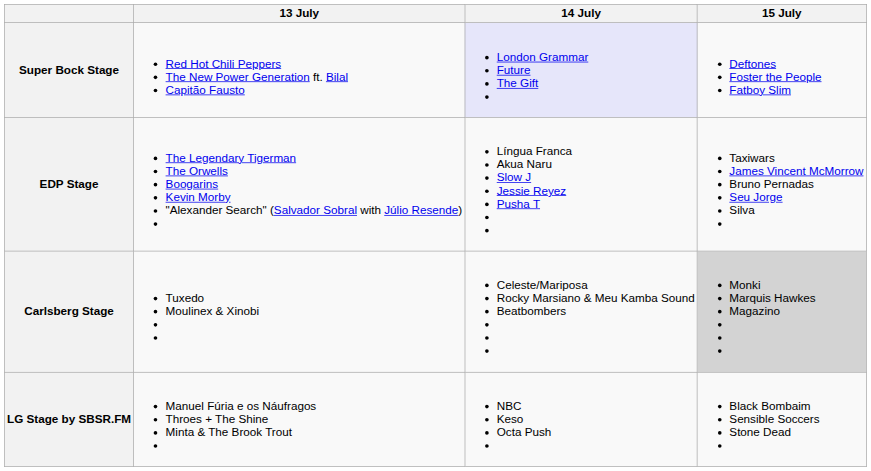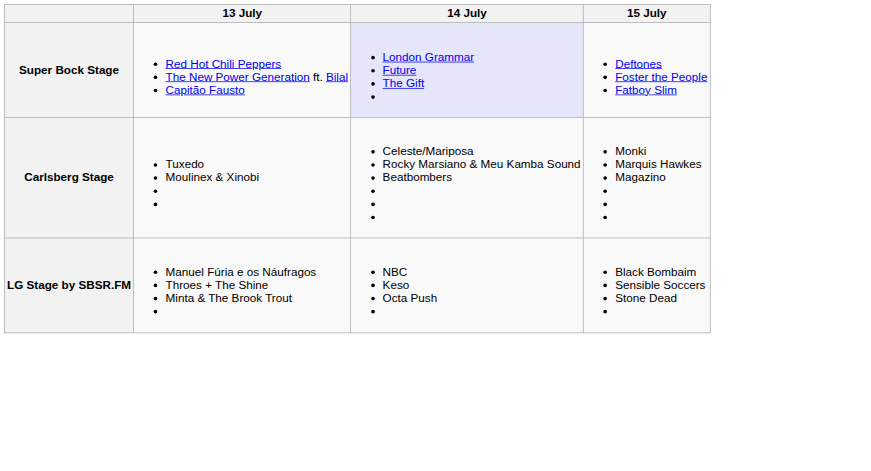- row: (69, 184)
(782, 318) lightgrey background -> (647, 184) no background
